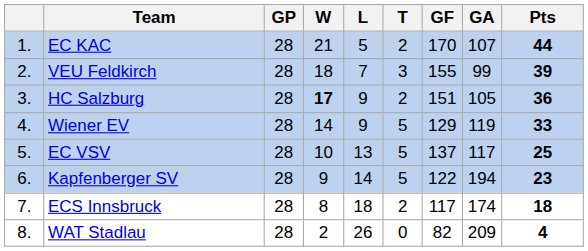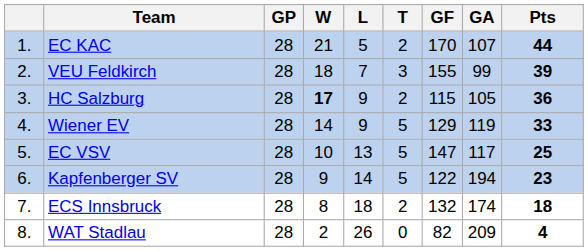(442, 98) 151 -> (442, 98) 115
(442, 152) 137 -> (442, 152) 147
(442, 206) 117 -> (442, 206) 132
